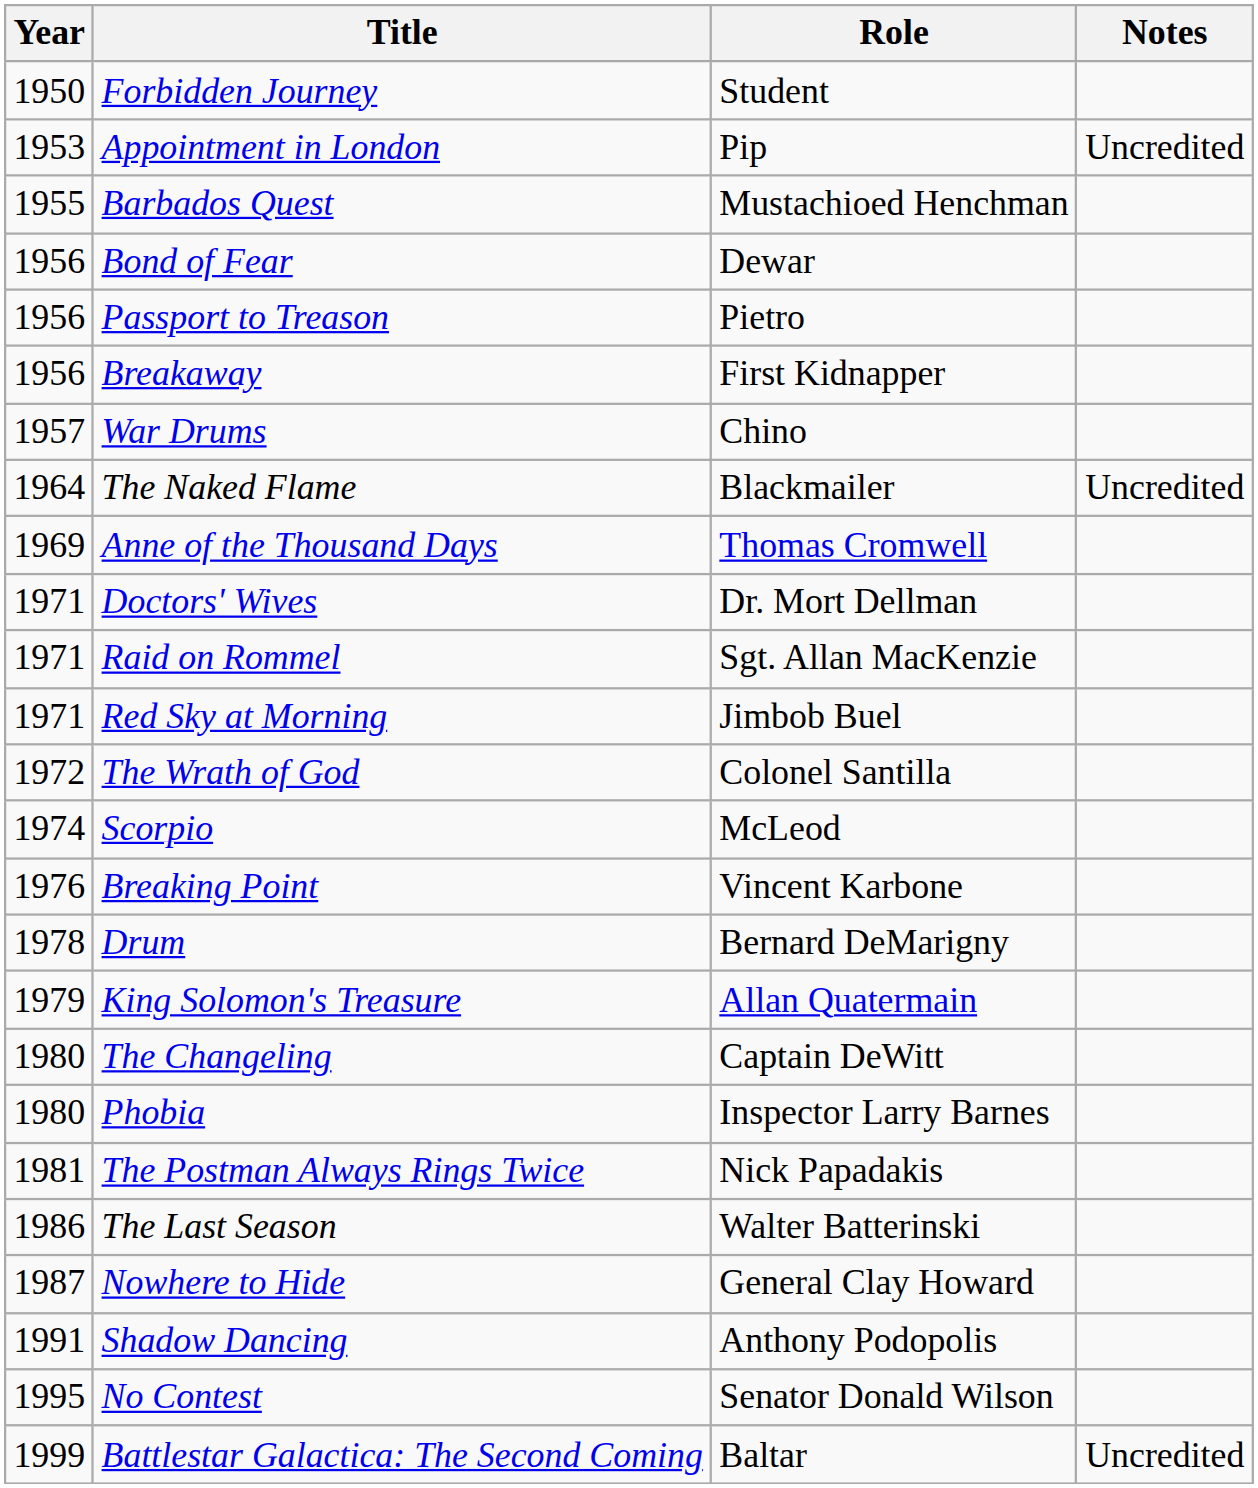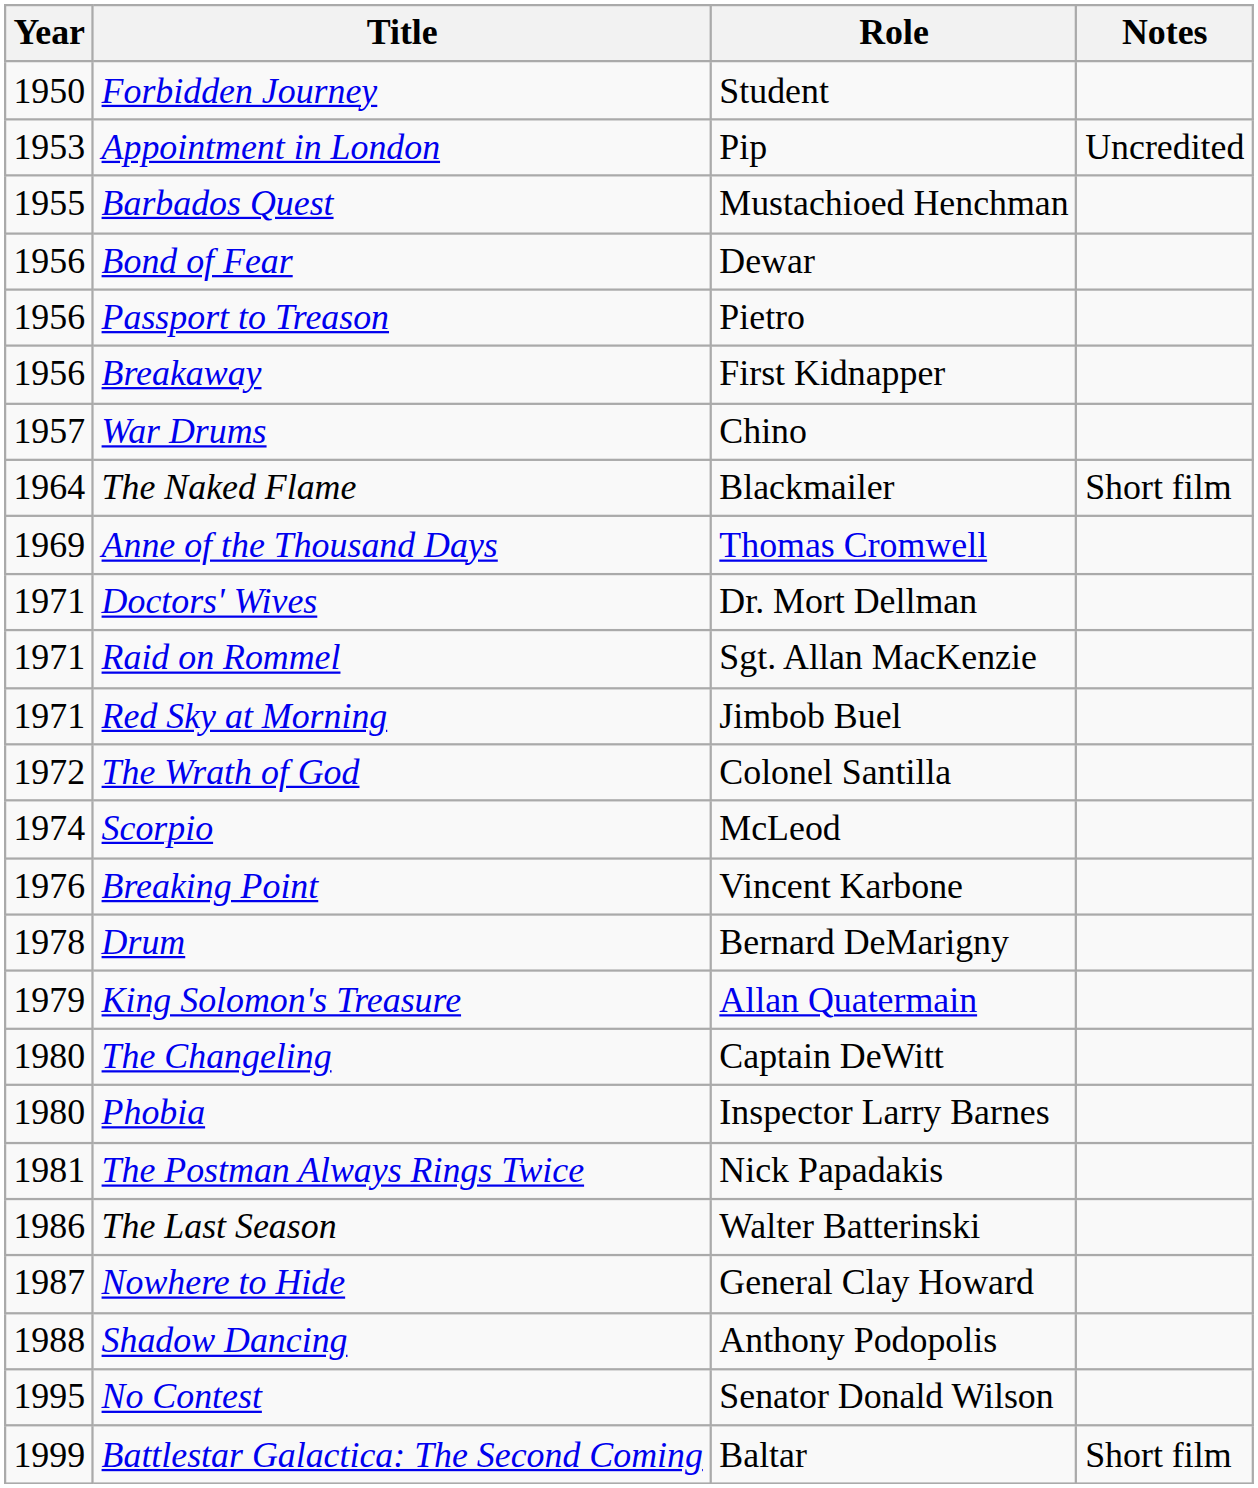(1165, 487) Uncredited -> (1158, 487) Short film
(49, 1340) 1991 -> (49, 1340) 1988
(1165, 1453) Uncredited -> (1158, 1453) Short film
